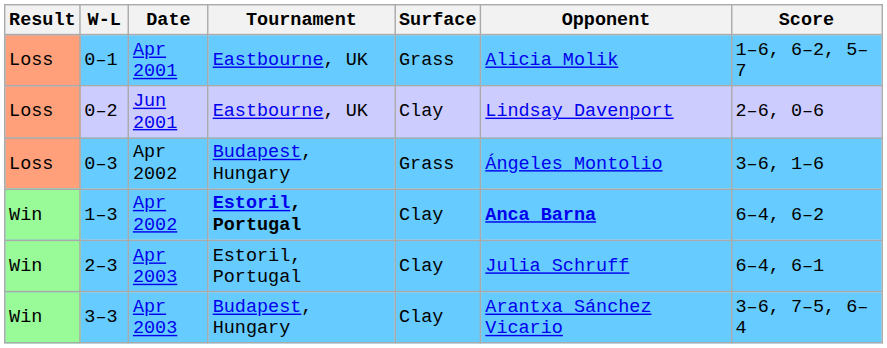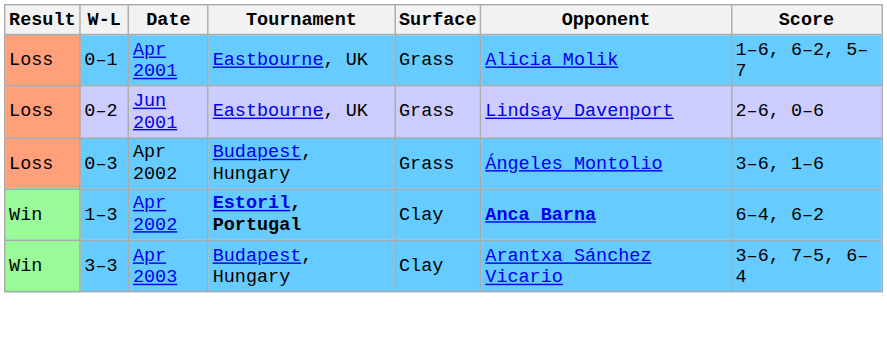(421, 112) Clay -> (427, 112) Grass
- row: (101, 266)
